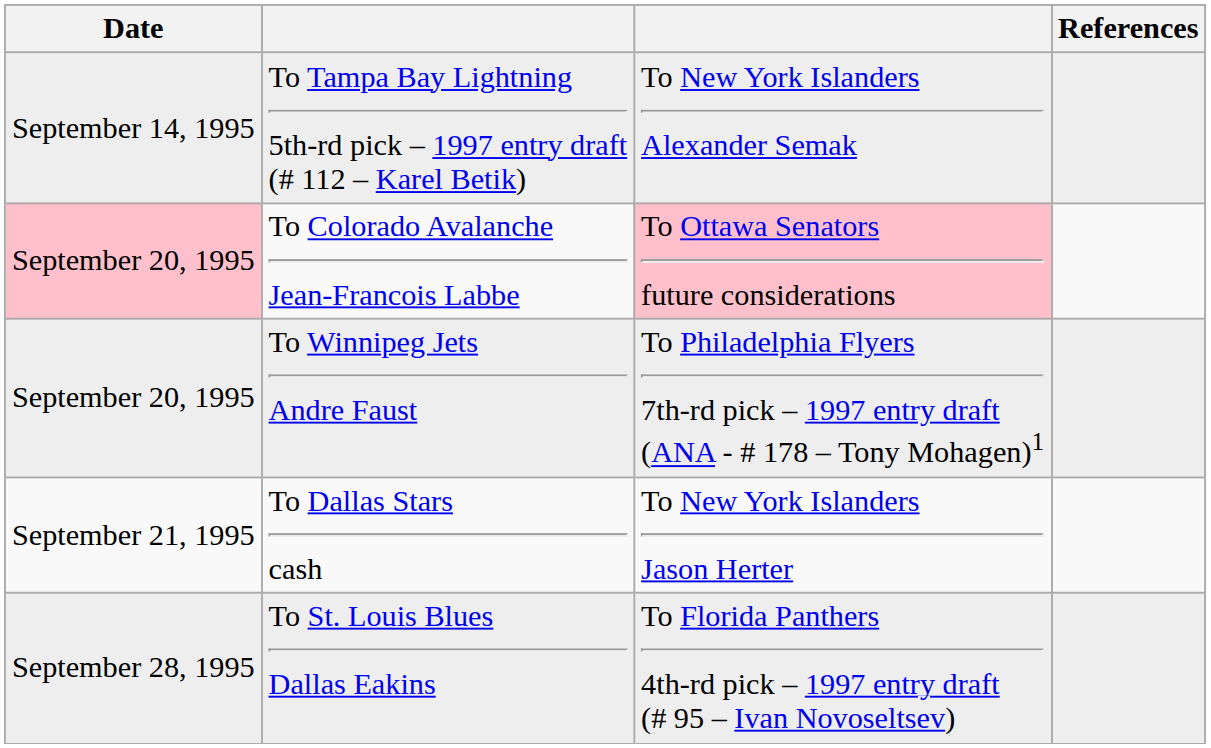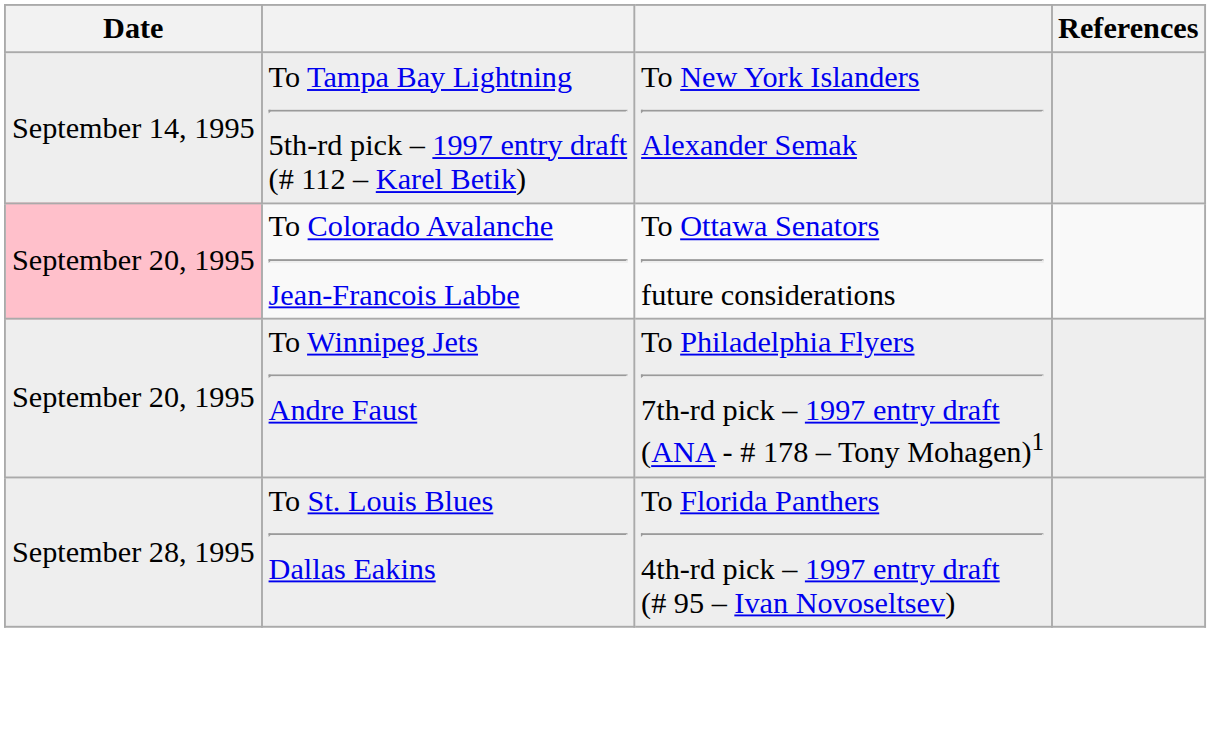(843, 260) pink background -> (843, 260) no background
- row: (448, 534)
